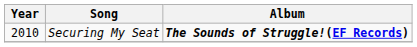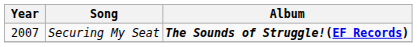(25, 33) 2010 -> (25, 33) 2007
